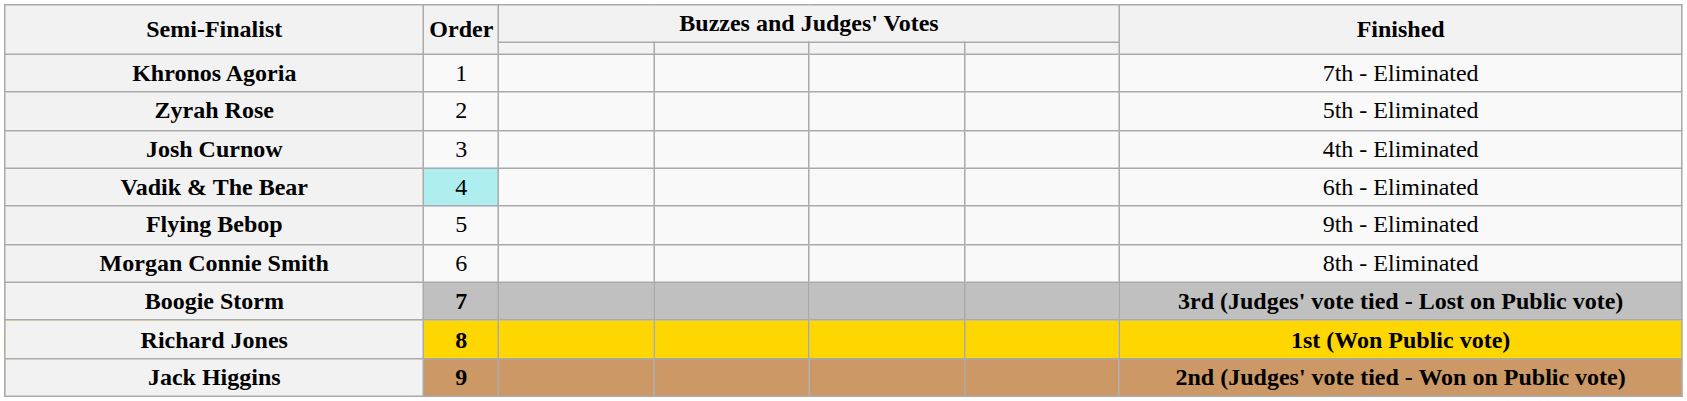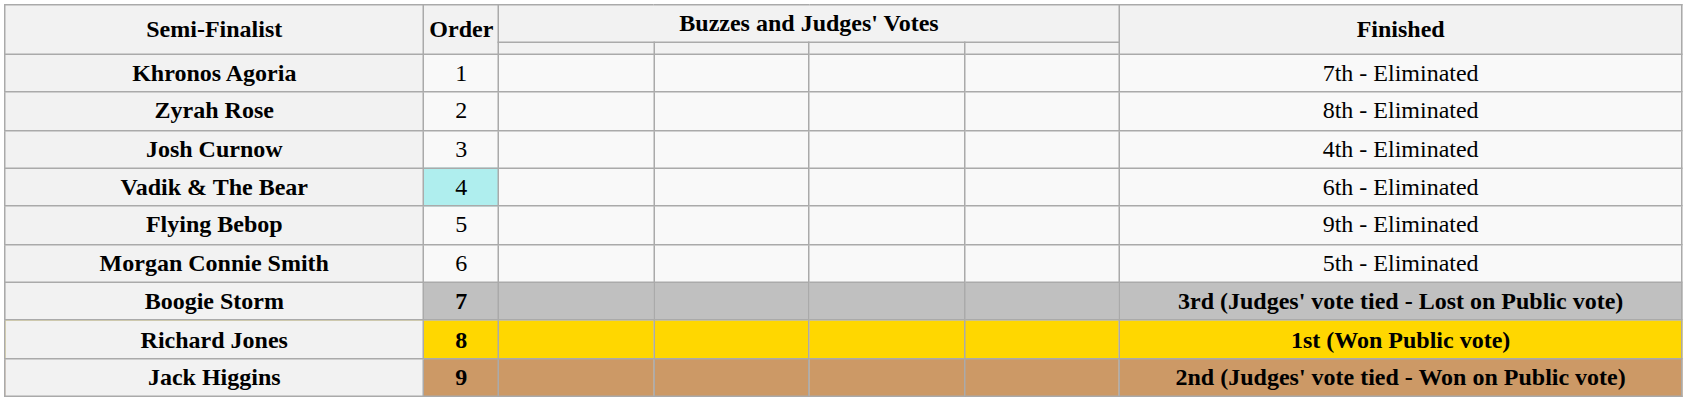(1401, 110) 5th - Eliminated -> (1401, 110) 8th - Eliminated
(1401, 262) 8th - Eliminated -> (1401, 262) 5th - Eliminated
